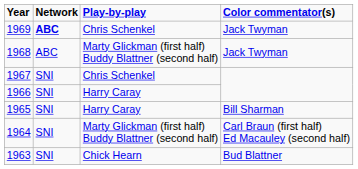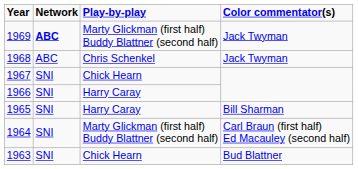(119, 30) Chris Schenkel -> (150, 36) Marty Glickman (first half) Buddy Blattner (second half)
(150, 53) Marty Glickman (first half) Buddy Blattner (second half) -> (119, 59) Chris Schenkel
(119, 76) Chris Schenkel -> (112, 76) Chick Hearn
